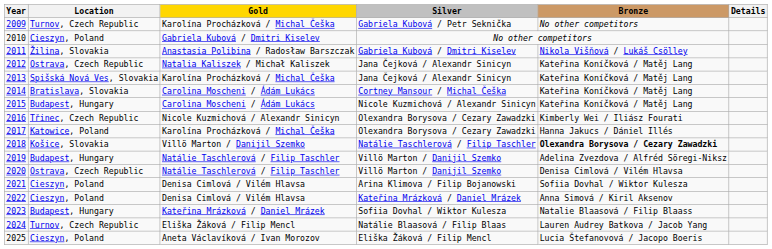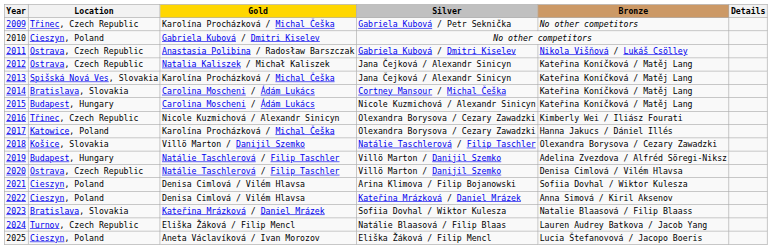(84, 24) Turnov, Czech Republic -> (84, 24) Třinec, Czech Republic
(69, 51) Žilina, Slovakia -> (87, 51) Ostrava, Czech Republic
(628, 144) bold -> (628, 144) normal
(72, 211) Budapest, Hungary -> (79, 211) Bratislava, Slovakia
